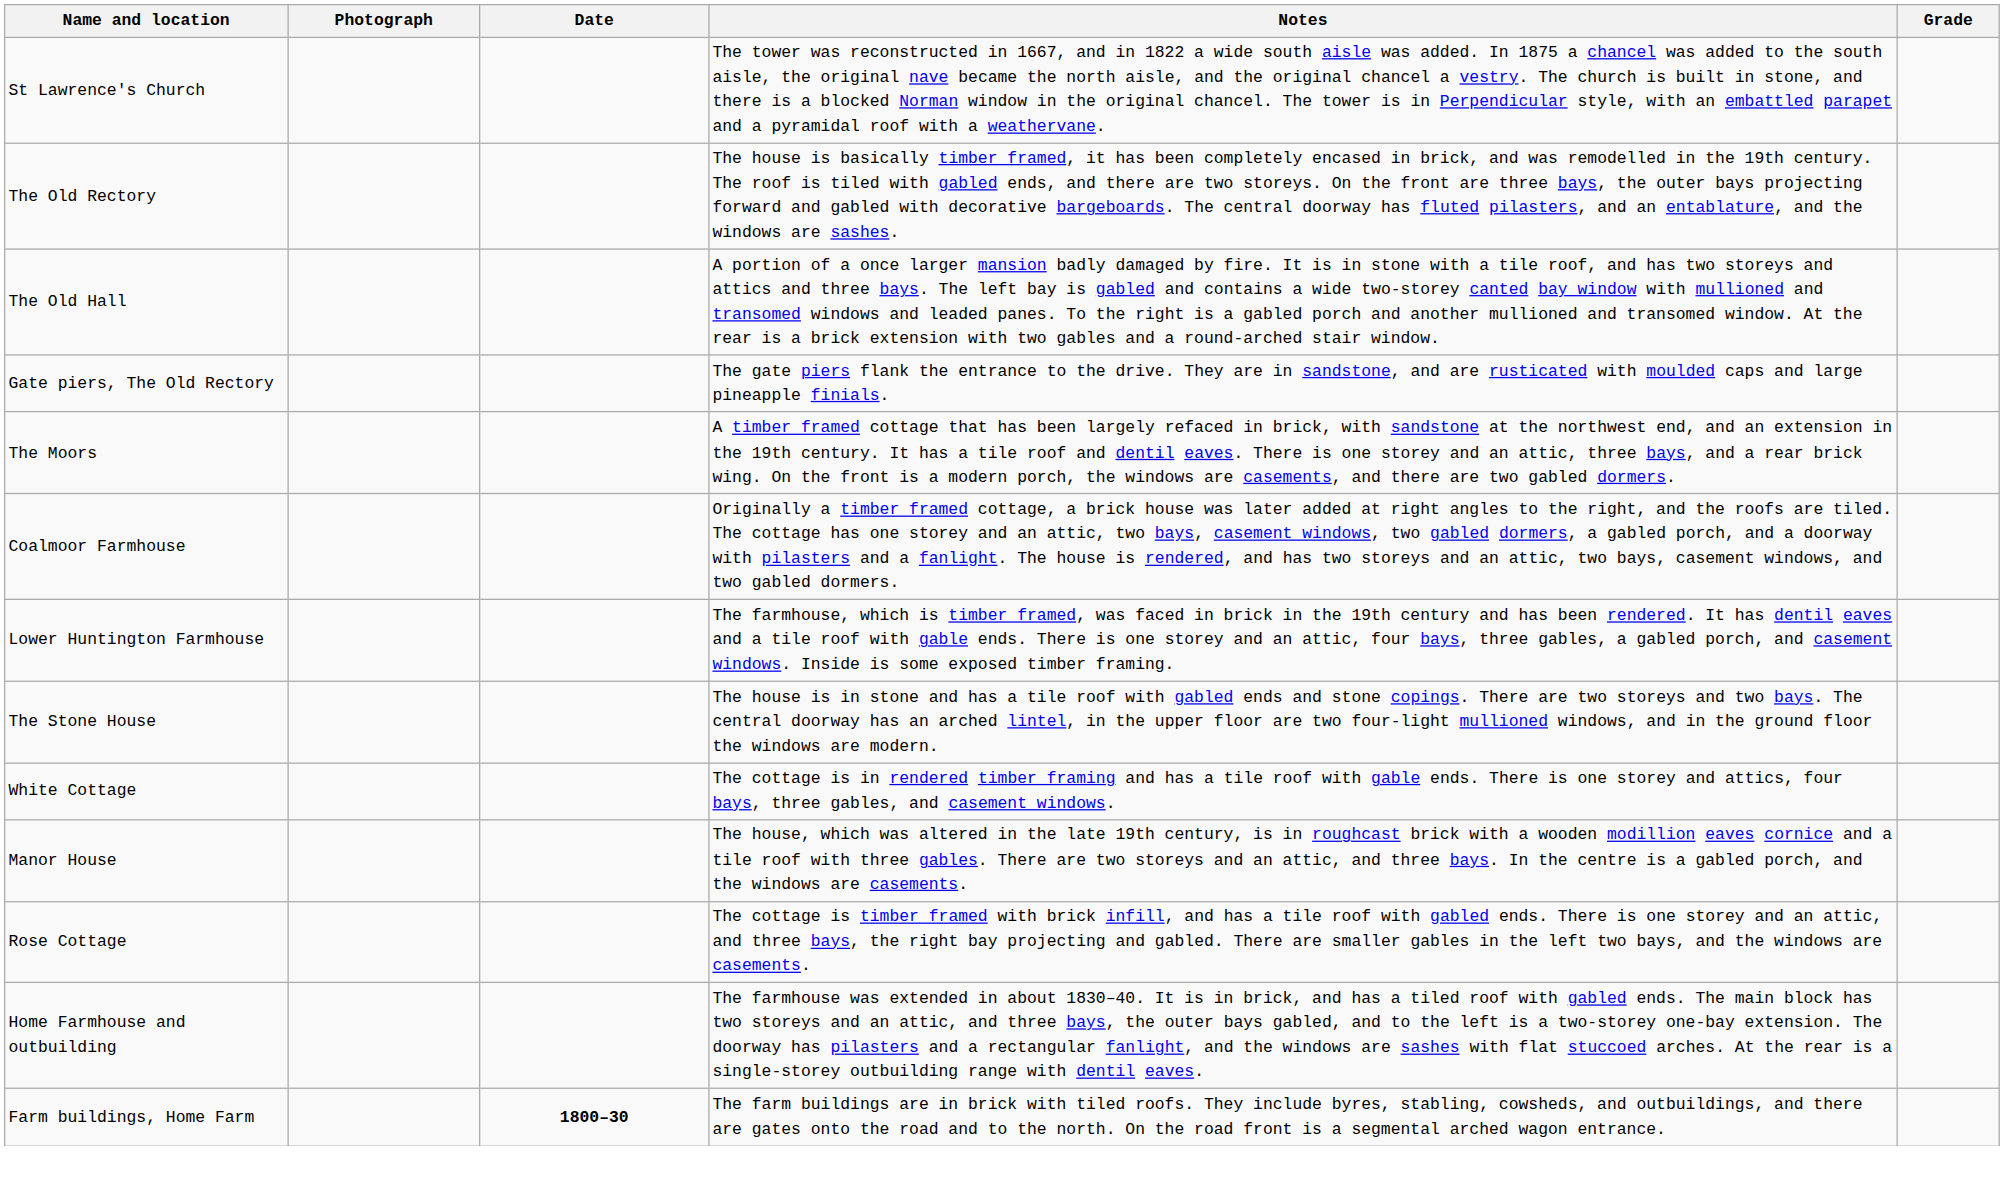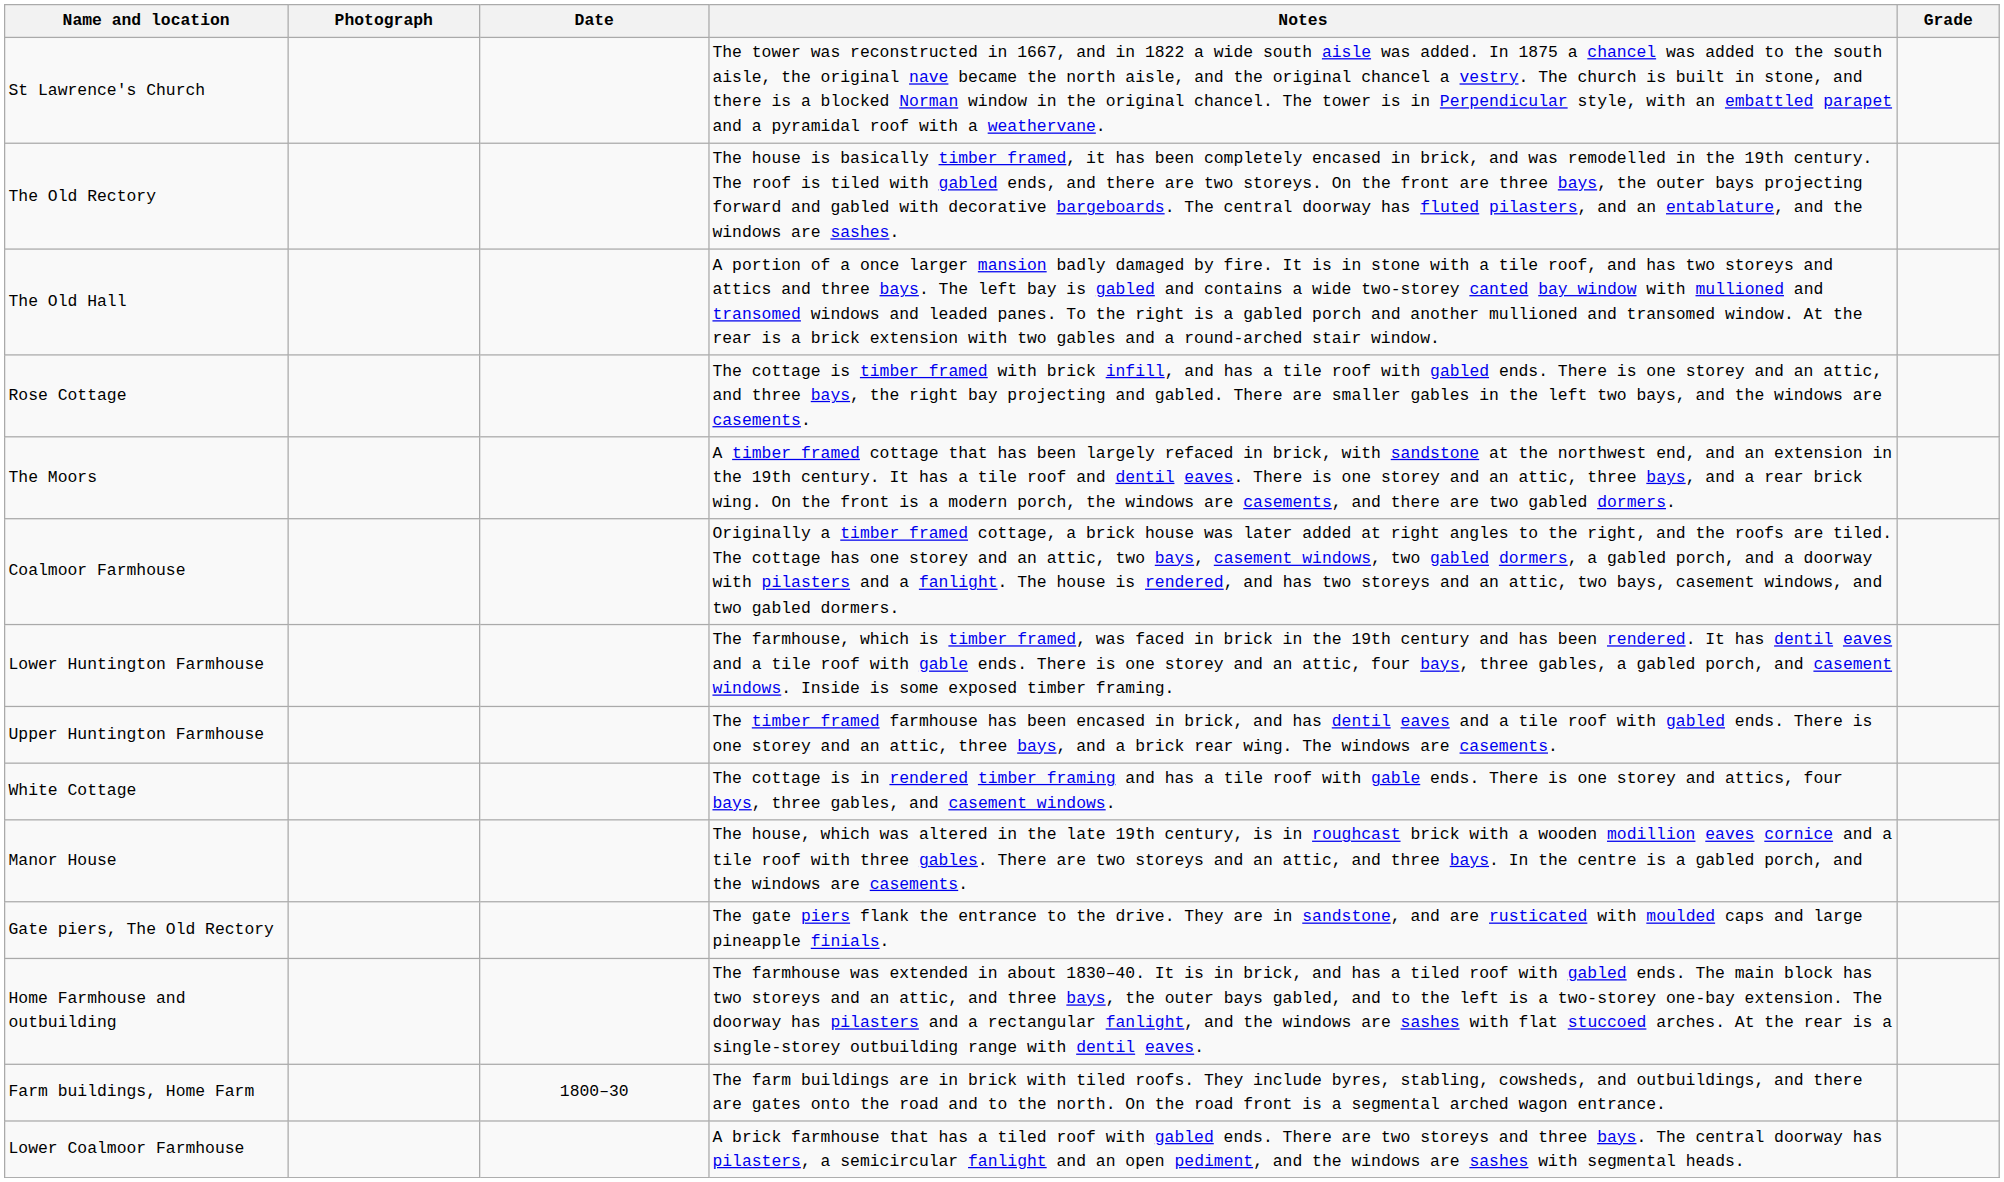rows swapped: (68, 942) <-> (141, 383)
- row: (82, 722)
+ row: (136, 734)
(594, 1117) bold -> (594, 1092) normal
+ row: (126, 1149)
